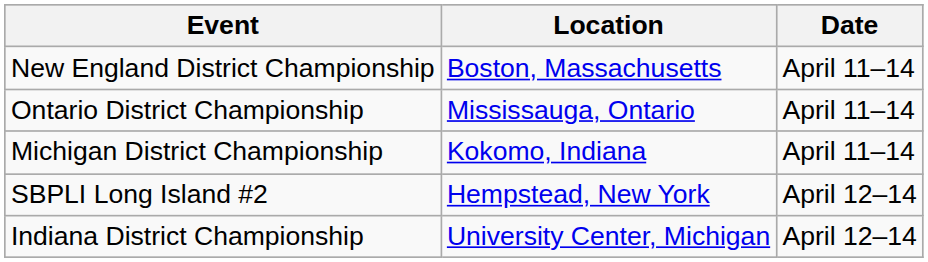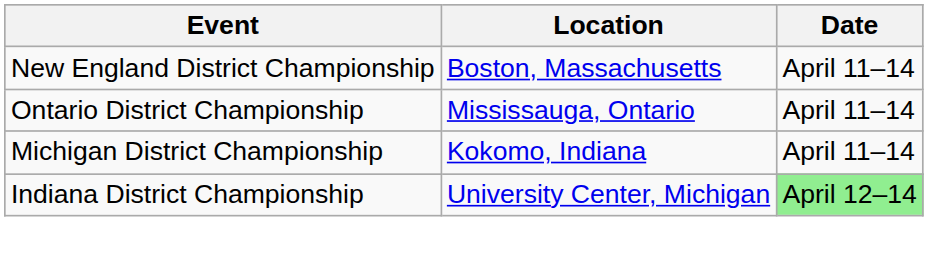- row: (139, 194)
(850, 236) no background -> (850, 194) lightgreen background
